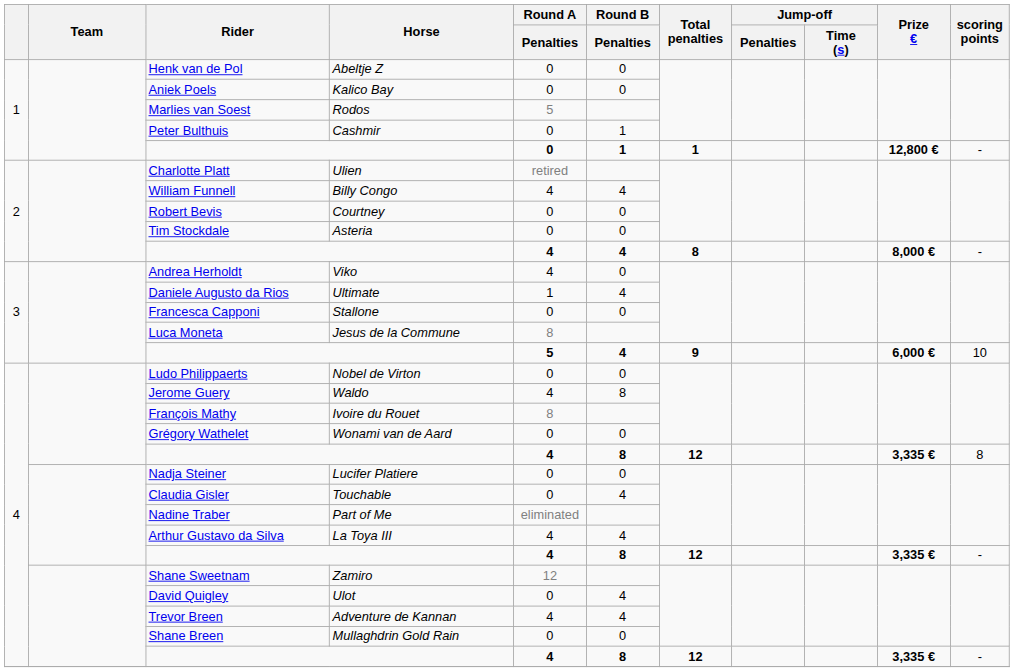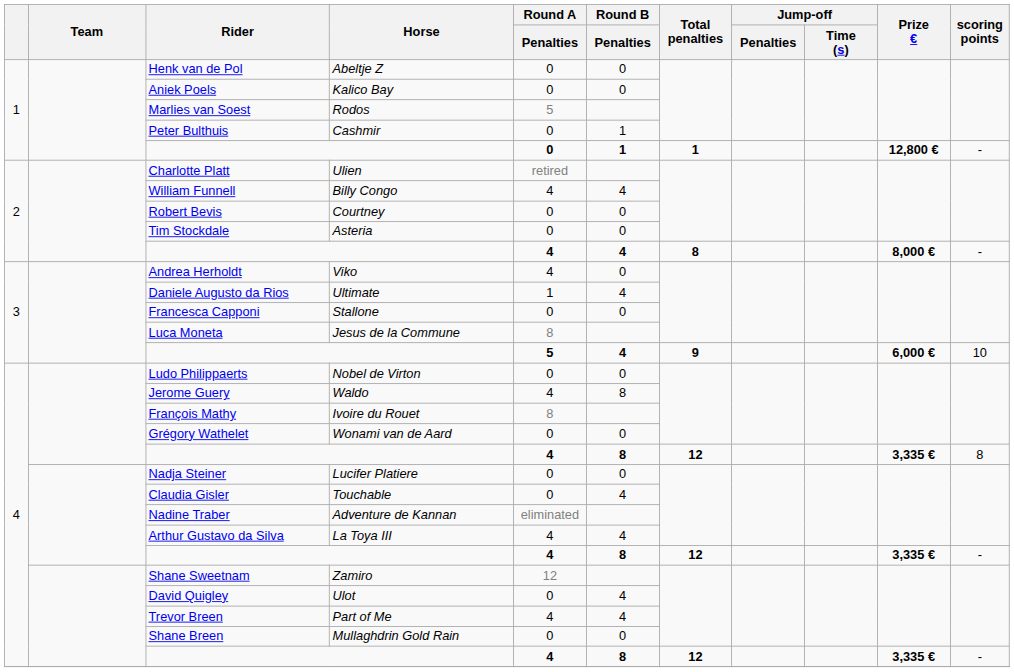(362, 515) Part of Me -> (394, 515) Adventure de Kannan
(394, 616) Adventure de Kannan -> (362, 616) Part of Me
